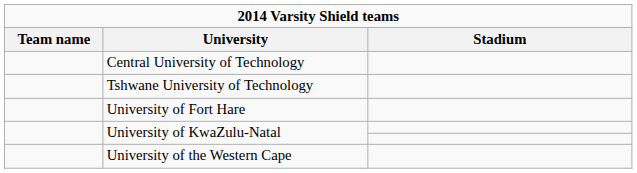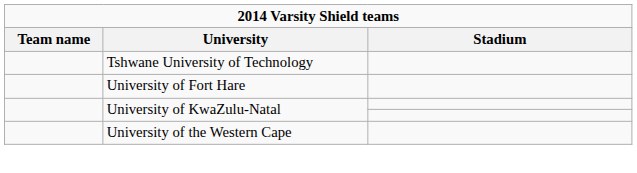- row: (54, 63)
